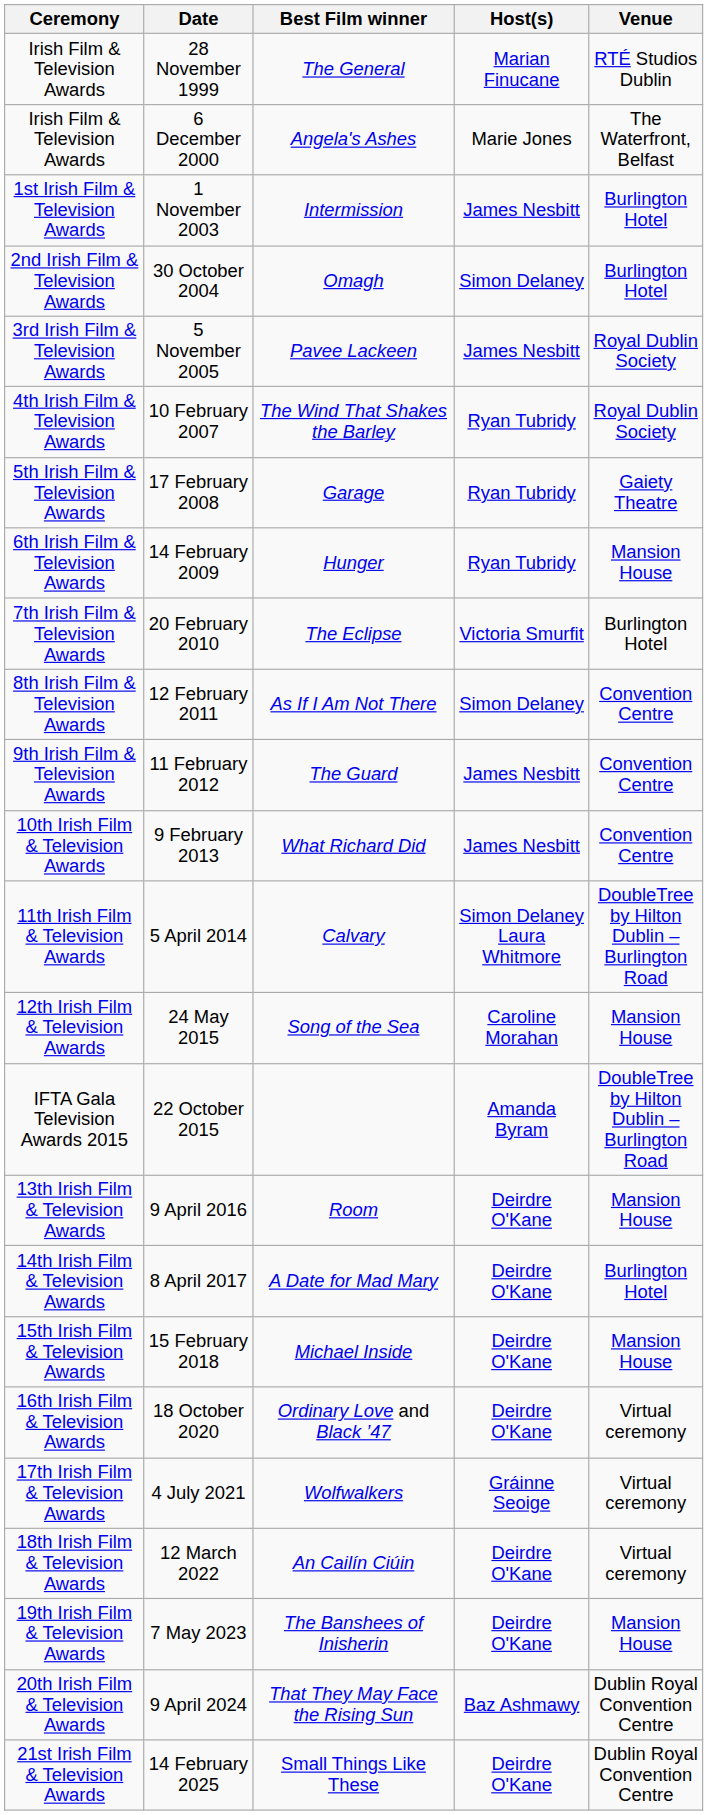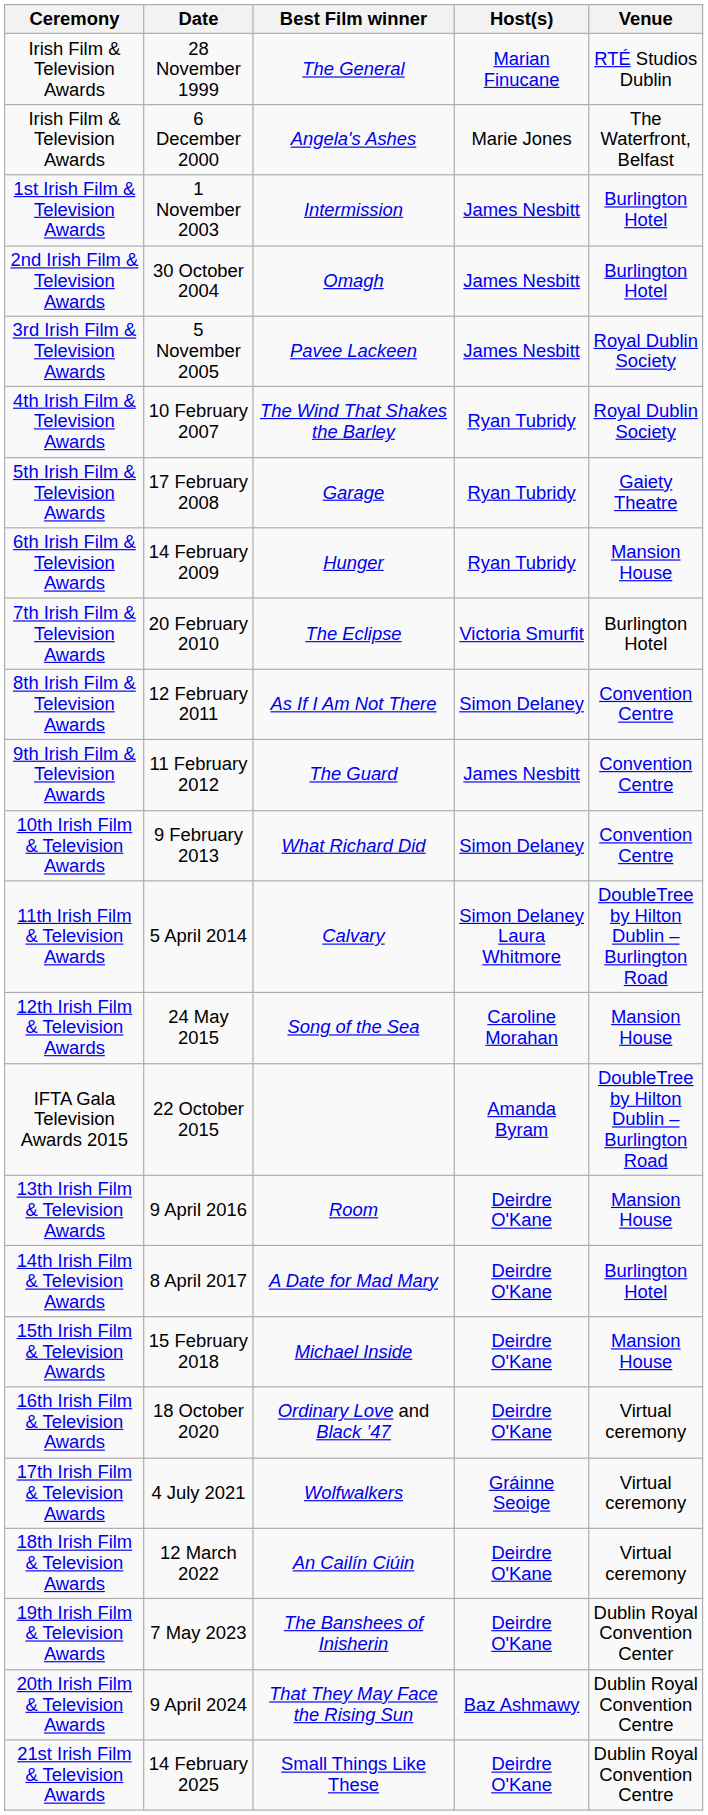(522, 280) Simon Delaney -> (522, 280) James Nesbitt
(522, 845) James Nesbitt -> (522, 845) Simon Delaney
(646, 1633) Mansion House -> (646, 1633) Dublin Royal Convention Center
